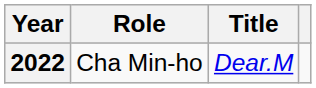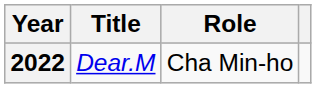columns swapped: (254, 23) <-> (139, 23)
